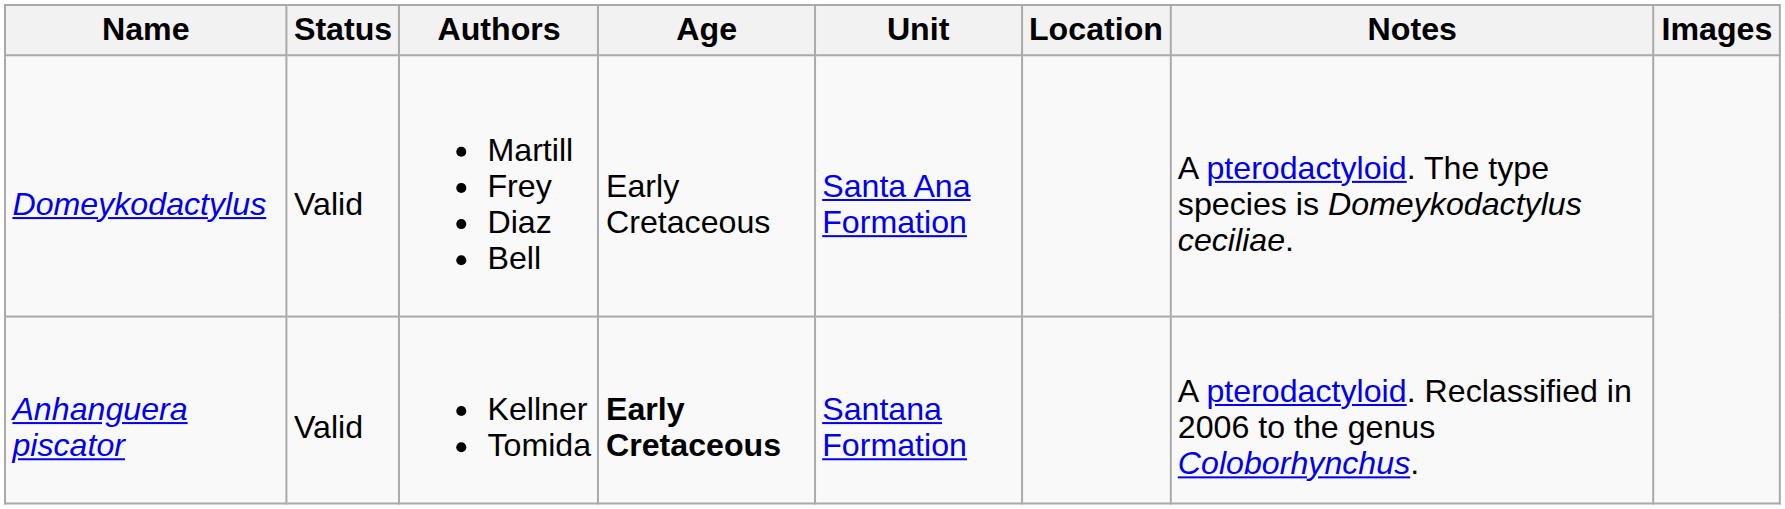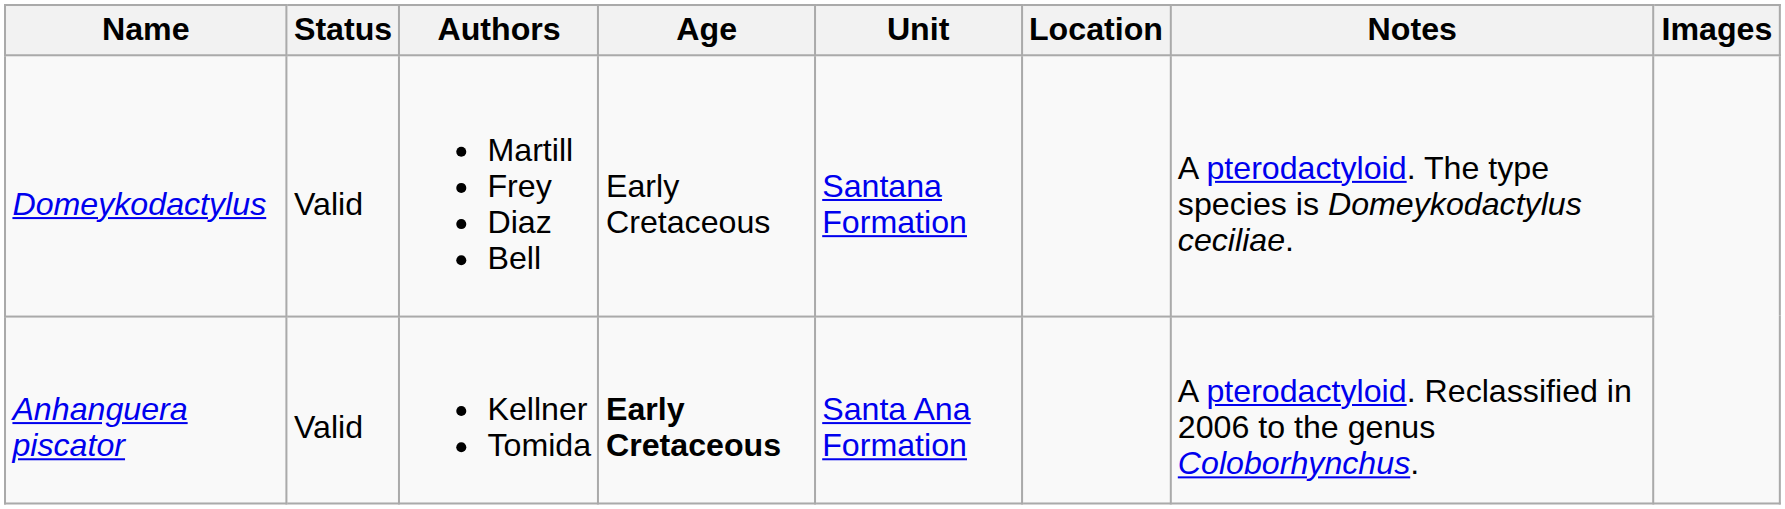(896, 203) Santa Ana Formation -> (895, 203) Santana Formation
(895, 427) Santana Formation -> (896, 427) Santa Ana Formation
